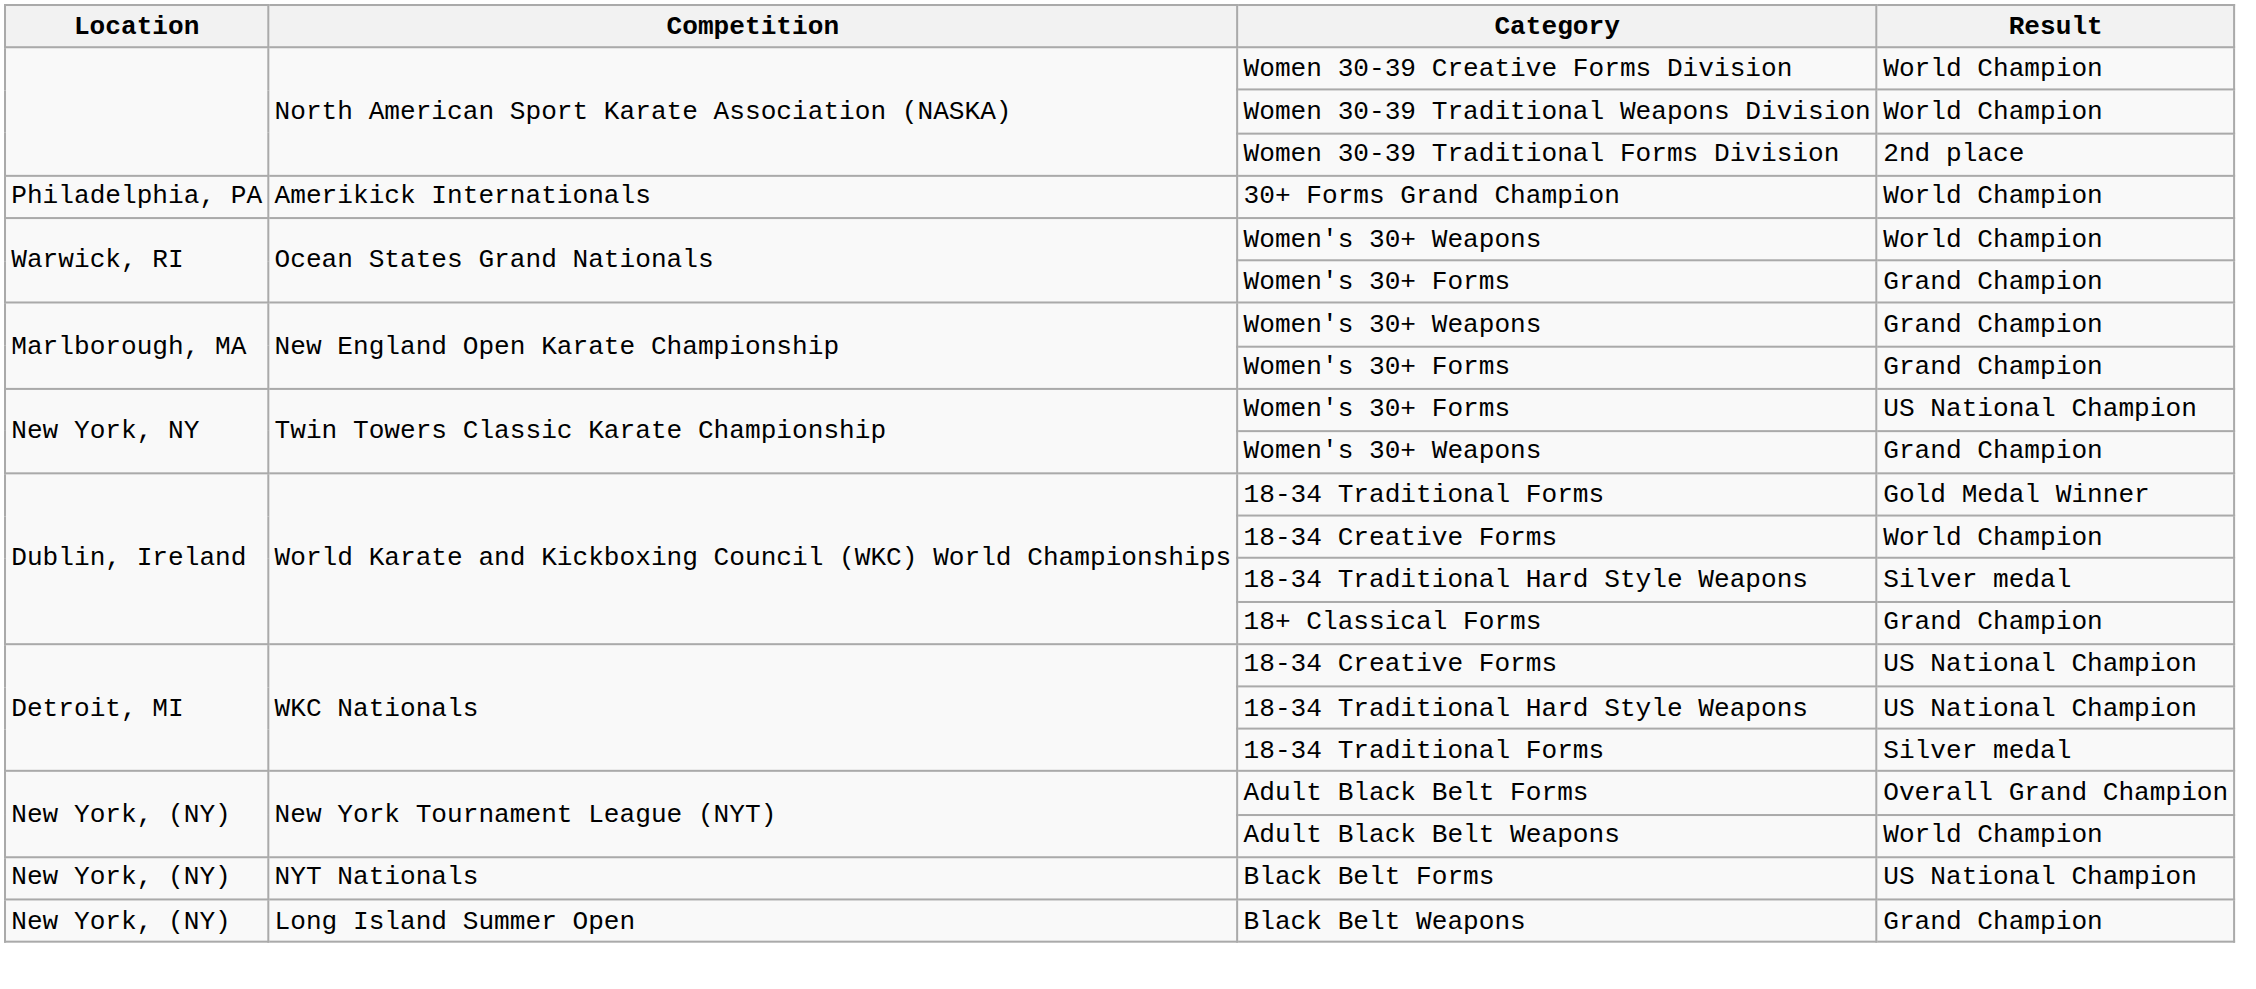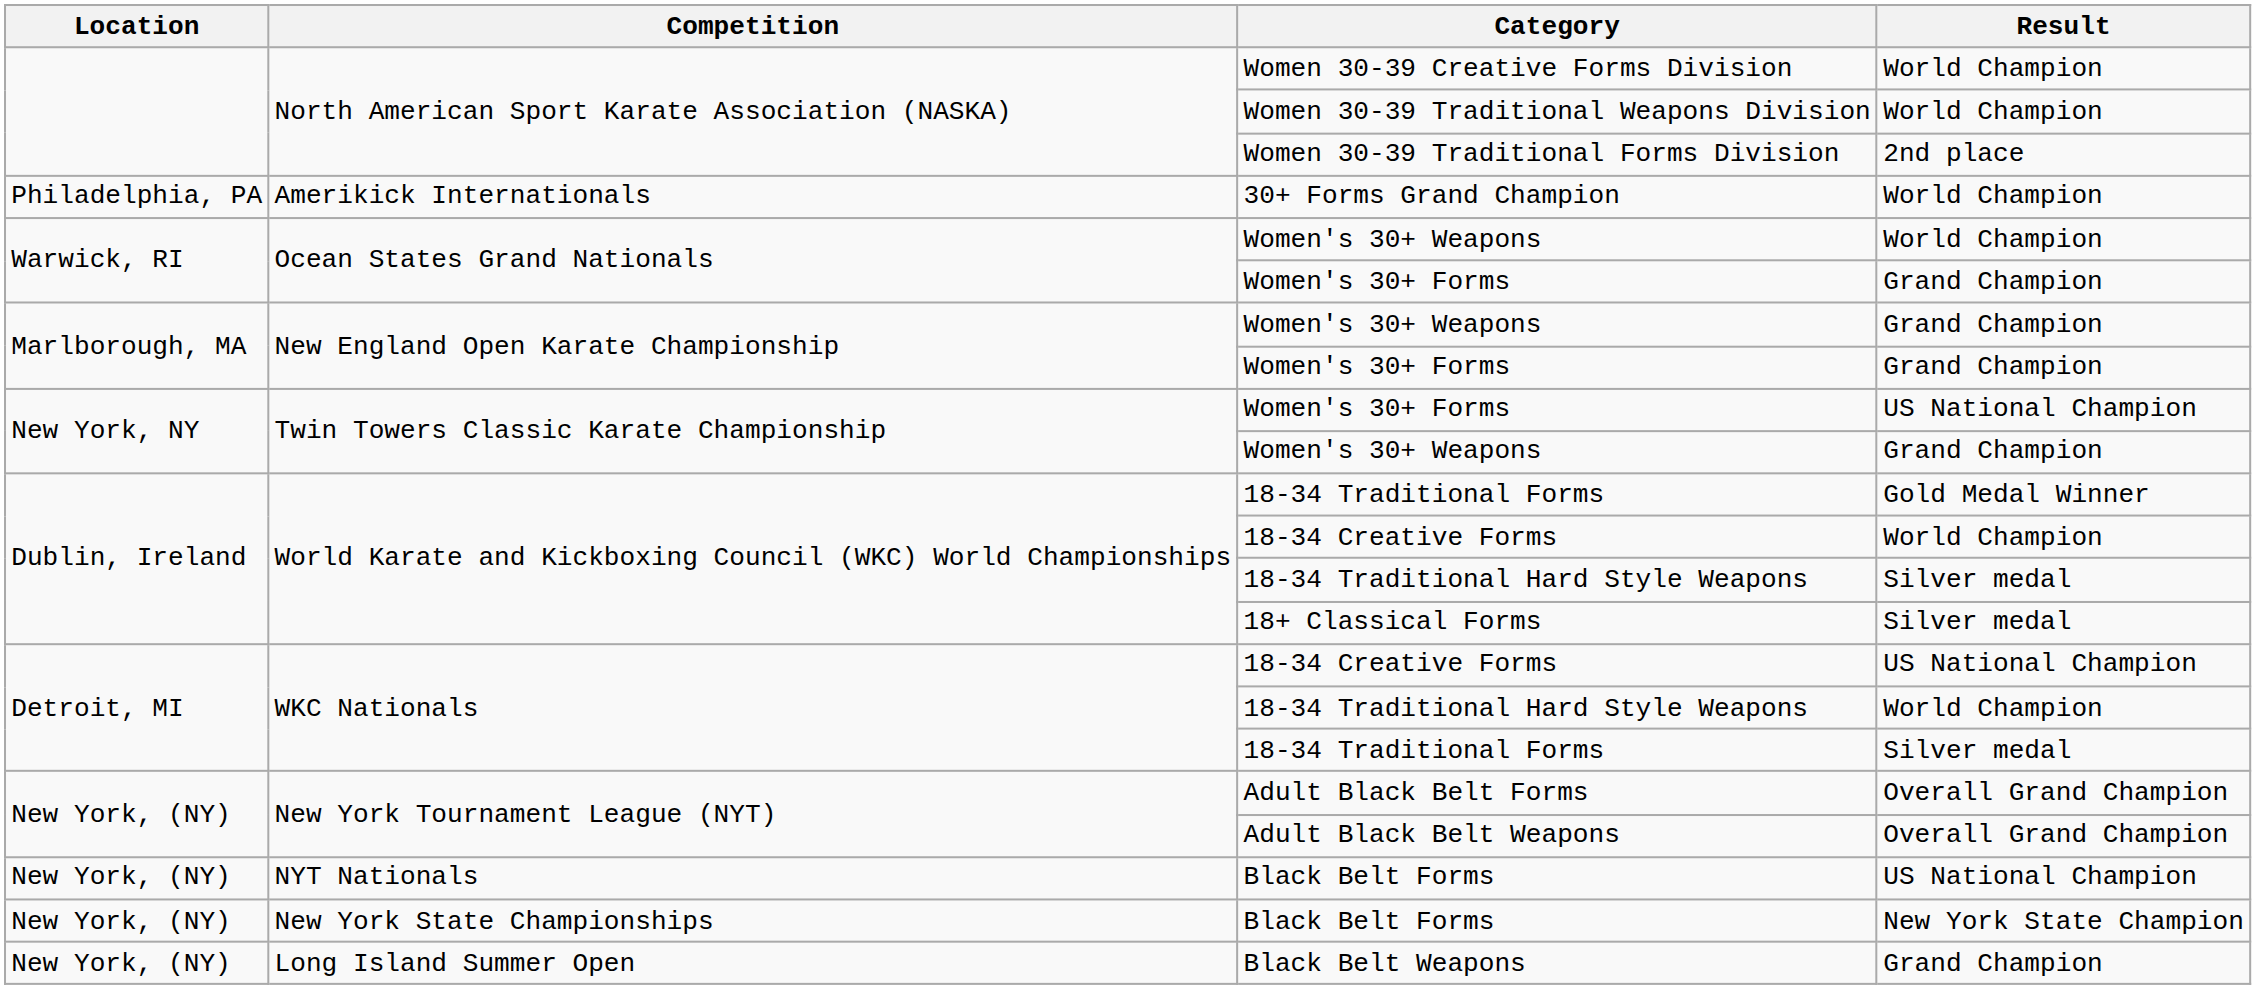(1993, 623) Grand Champion -> (1977, 623) Silver medal
(2040, 708) US National Champion -> (1993, 708) World Champion
(1993, 835) World Champion -> (2056, 835) Overall Grand Champion
+ row: (494, 921)
